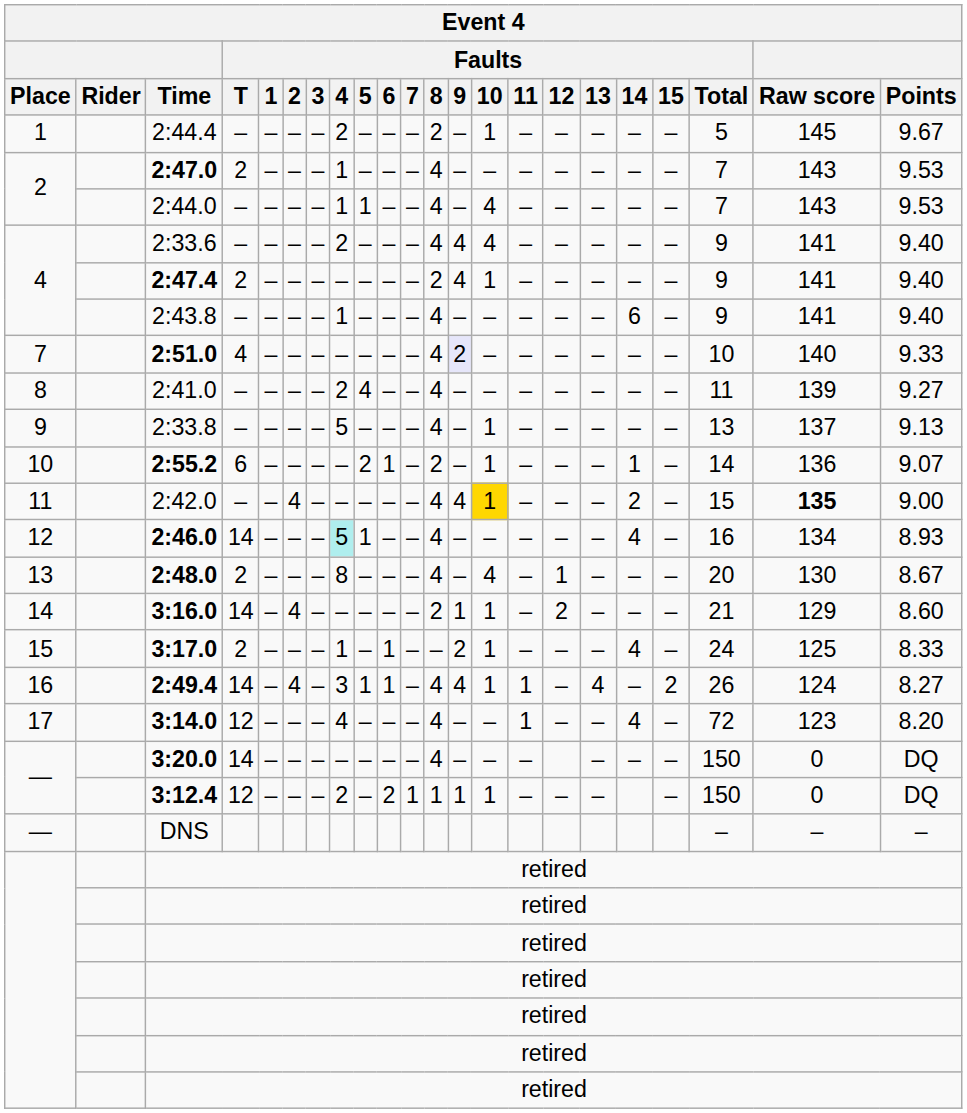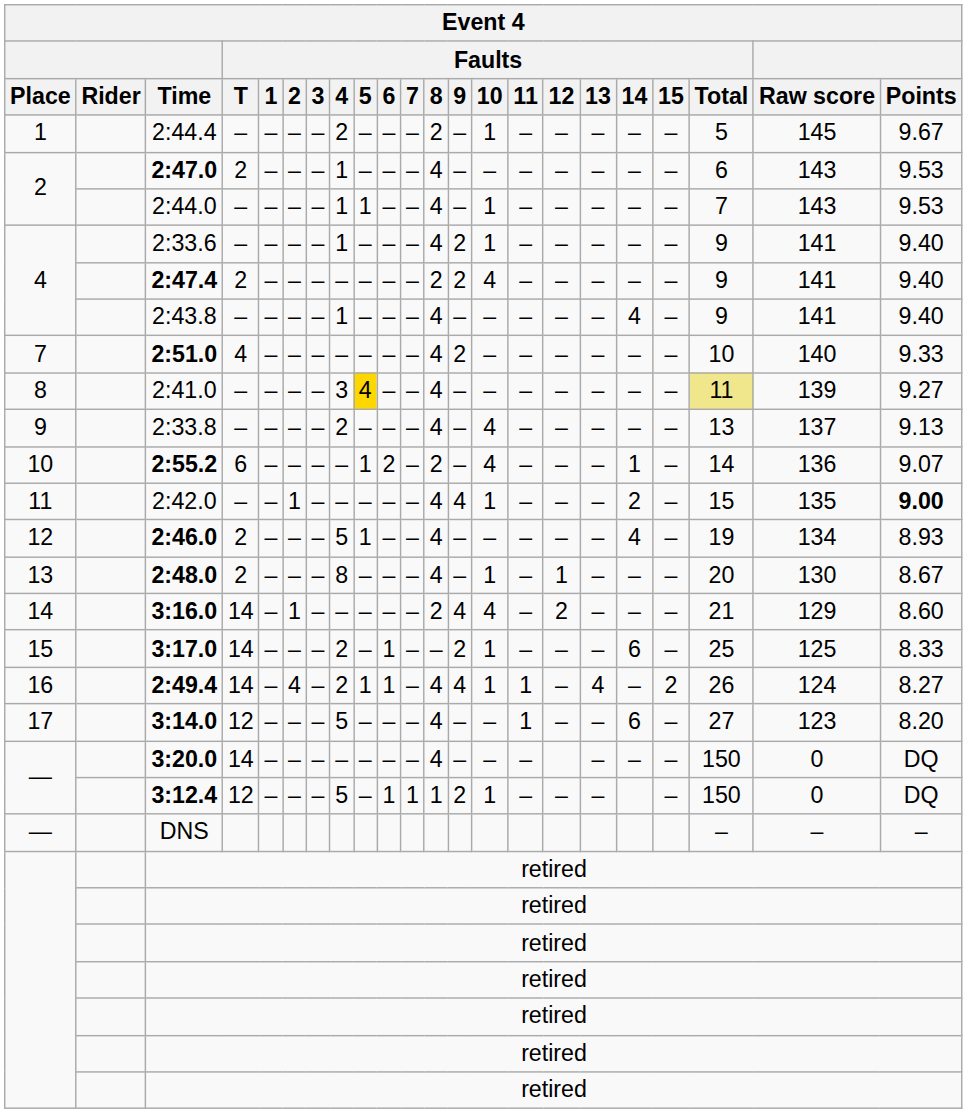(721, 170) 7 -> (721, 170) 6
(490, 206) 4 -> (490, 206) 1
(342, 243) 2 -> (342, 243) 1
(460, 243) 4 -> (460, 243) 2
(490, 243) 4 -> (490, 243) 1
(460, 280) 4 -> (460, 280) 2
(490, 280) 1 -> (490, 280) 4
(634, 317) 6 -> (634, 317) 4
(460, 354) lavender background -> (460, 354) no background
(342, 390) 2 -> (342, 390) 3
(365, 390) no background -> (365, 390) gold background
(721, 390) no background -> (721, 390) khaki background
(342, 427) 5 -> (342, 427) 2
(490, 427) 1 -> (490, 427) 4
(365, 464) 2 -> (365, 464) 1
(389, 464) 1 -> (389, 464) 2
(490, 464) 1 -> (490, 464) 4
(294, 501) 4 -> (294, 501) 1
(490, 501) gold background -> (490, 501) no background
(817, 501) bold -> (817, 501) normal
(921, 501) normal -> (921, 501) bold
(241, 538) 14 -> (241, 538) 2
(342, 538) paleturquoise background -> (342, 538) no background
(721, 538) 16 -> (721, 538) 19
(490, 574) 4 -> (490, 574) 1
(294, 611) 4 -> (294, 611) 1
(460, 611) 1 -> (460, 611) 4
(490, 611) 1 -> (490, 611) 4
(241, 648) 2 -> (241, 648) 14
(342, 648) 1 -> (342, 648) 2
(634, 648) 4 -> (634, 648) 6
(721, 648) 24 -> (721, 648) 25
(342, 685) 3 -> (342, 685) 2
(342, 721) 4 -> (342, 721) 5
(634, 721) 4 -> (634, 721) 6
(721, 721) 72 -> (721, 721) 27
(342, 795) 2 -> (342, 795) 5
(389, 795) 2 -> (389, 795) 1
(460, 795) 1 -> (460, 795) 2
